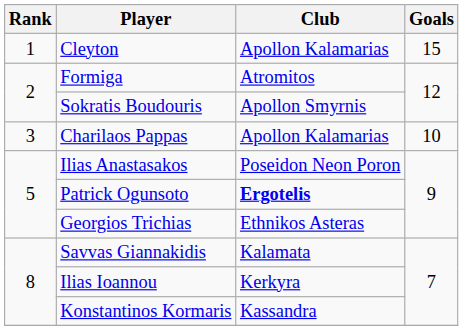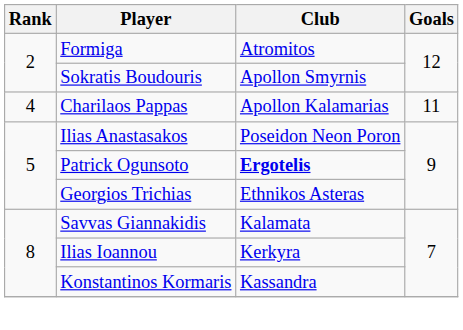- row: (89, 48)
(30, 135) 3 -> (30, 106) 4
(431, 135) 10 -> (431, 106) 11
